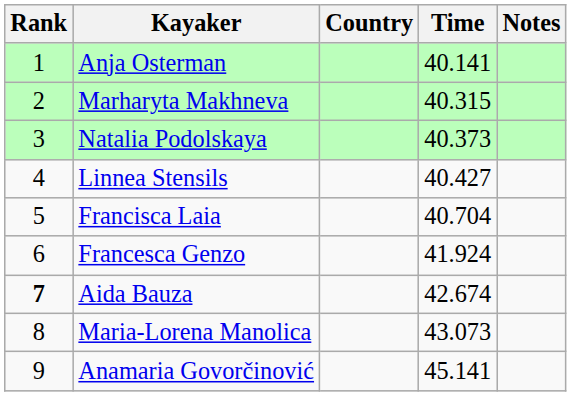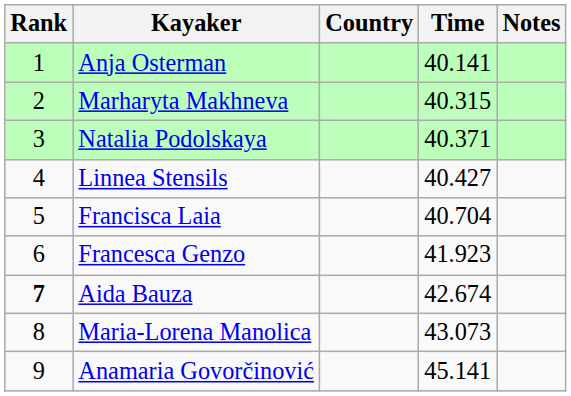(458, 139) 40.373 -> (458, 139) 40.371
(458, 255) 41.924 -> (458, 255) 41.923
